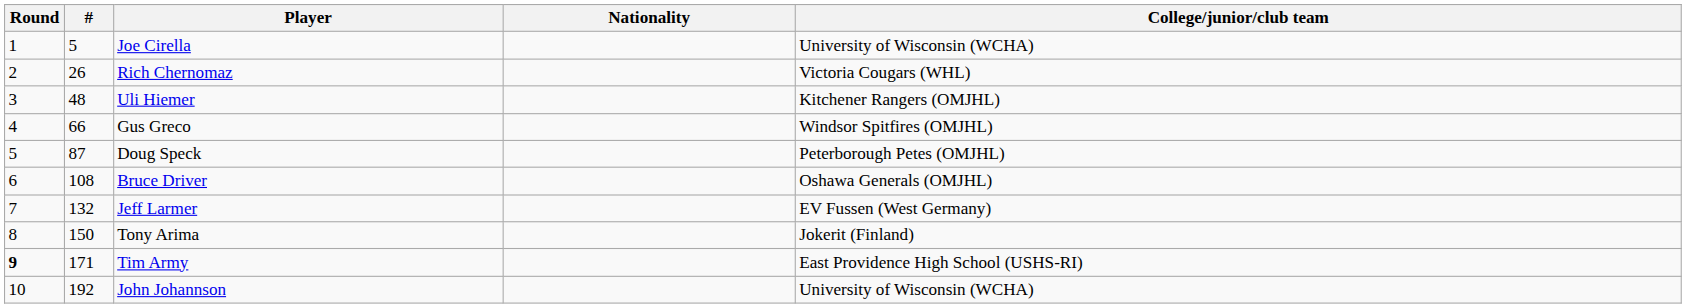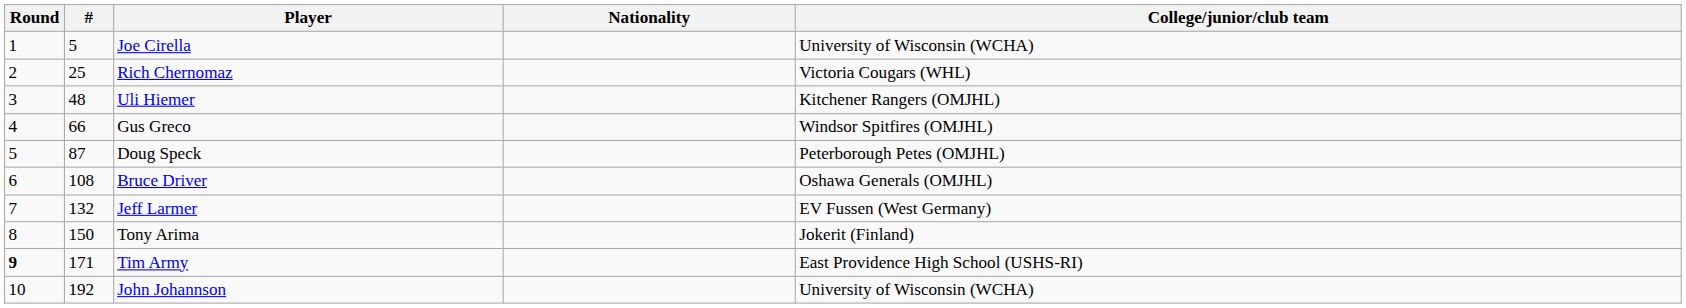(77, 72) 26 -> (77, 72) 25
